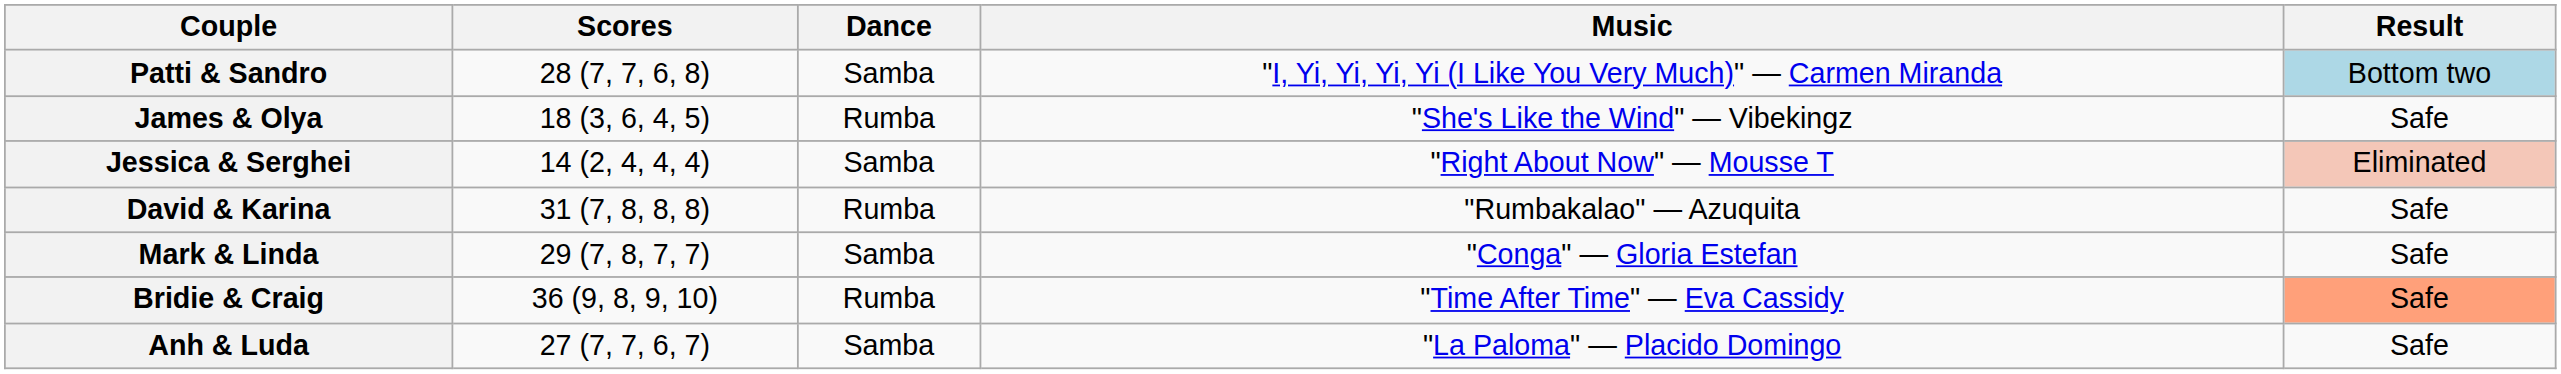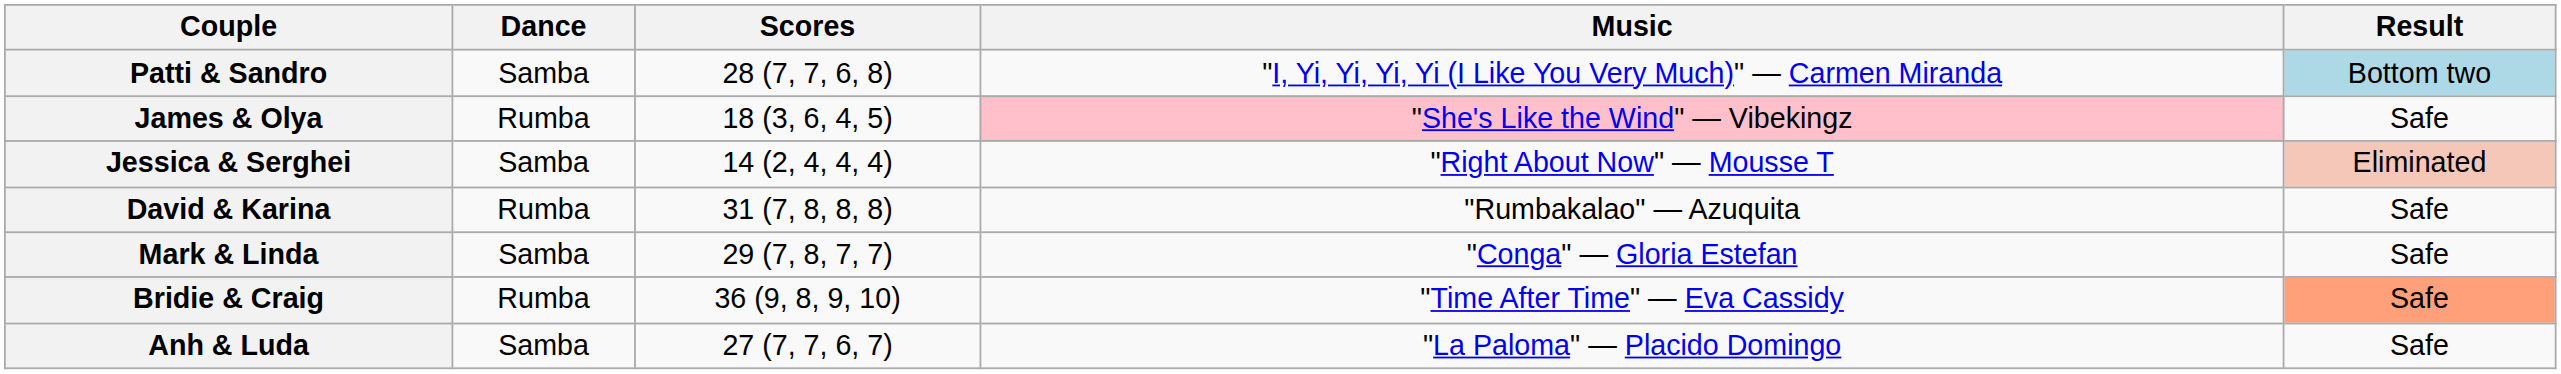columns swapped: (625, 27) <-> (889, 27)
(1632, 118) no background -> (1632, 118) pink background
